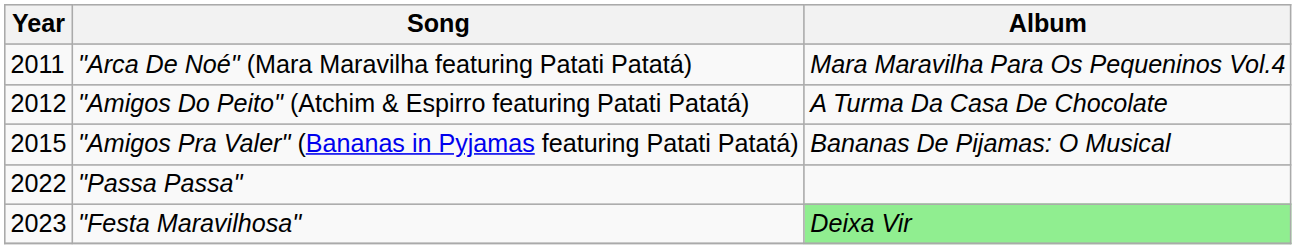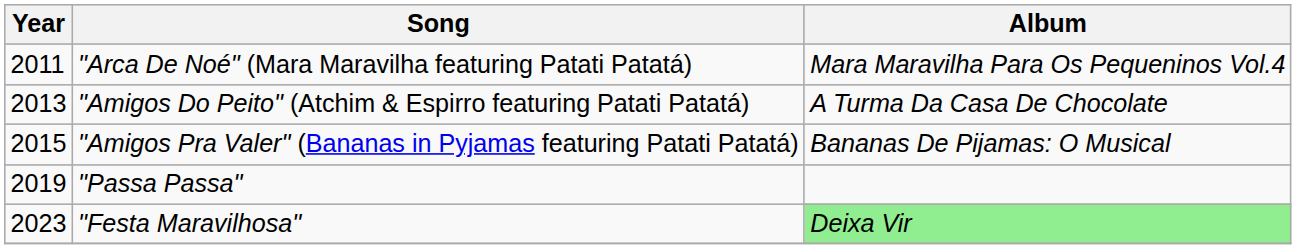(39, 104) 2012 -> (39, 104) 2013
(39, 183) 2022 -> (39, 183) 2019
